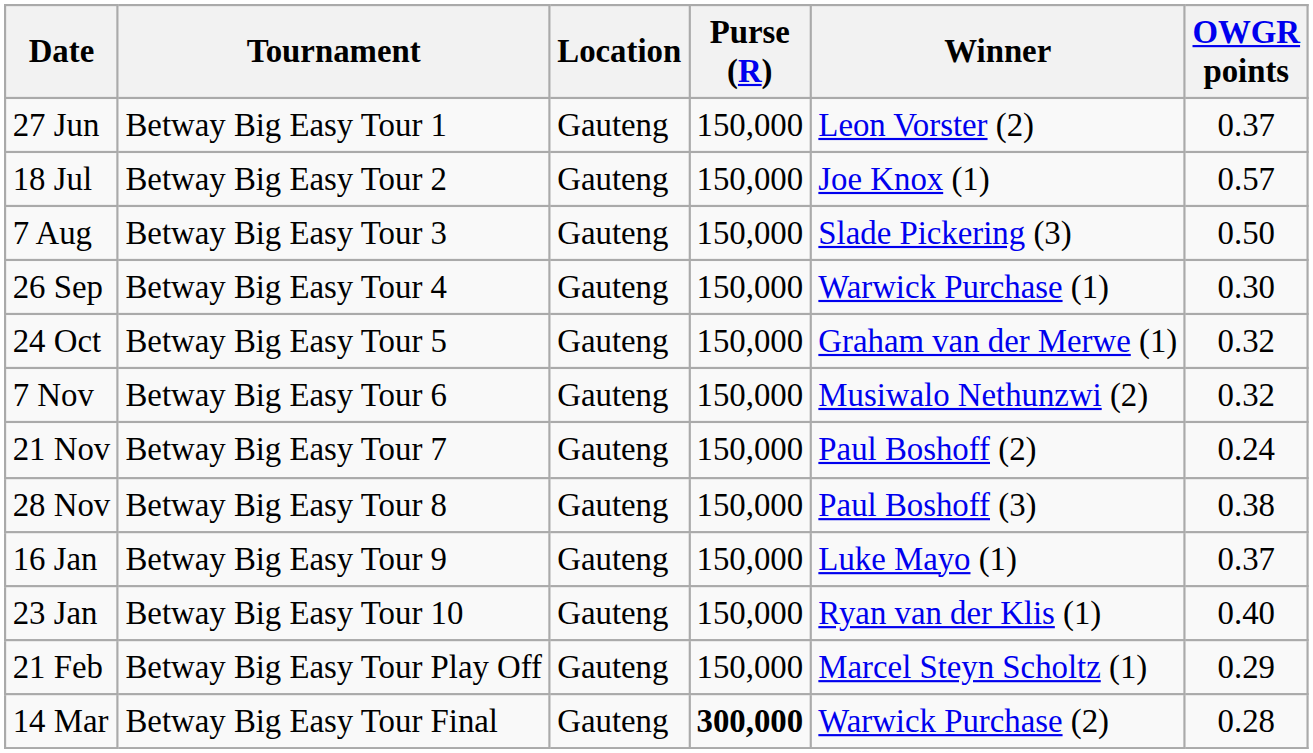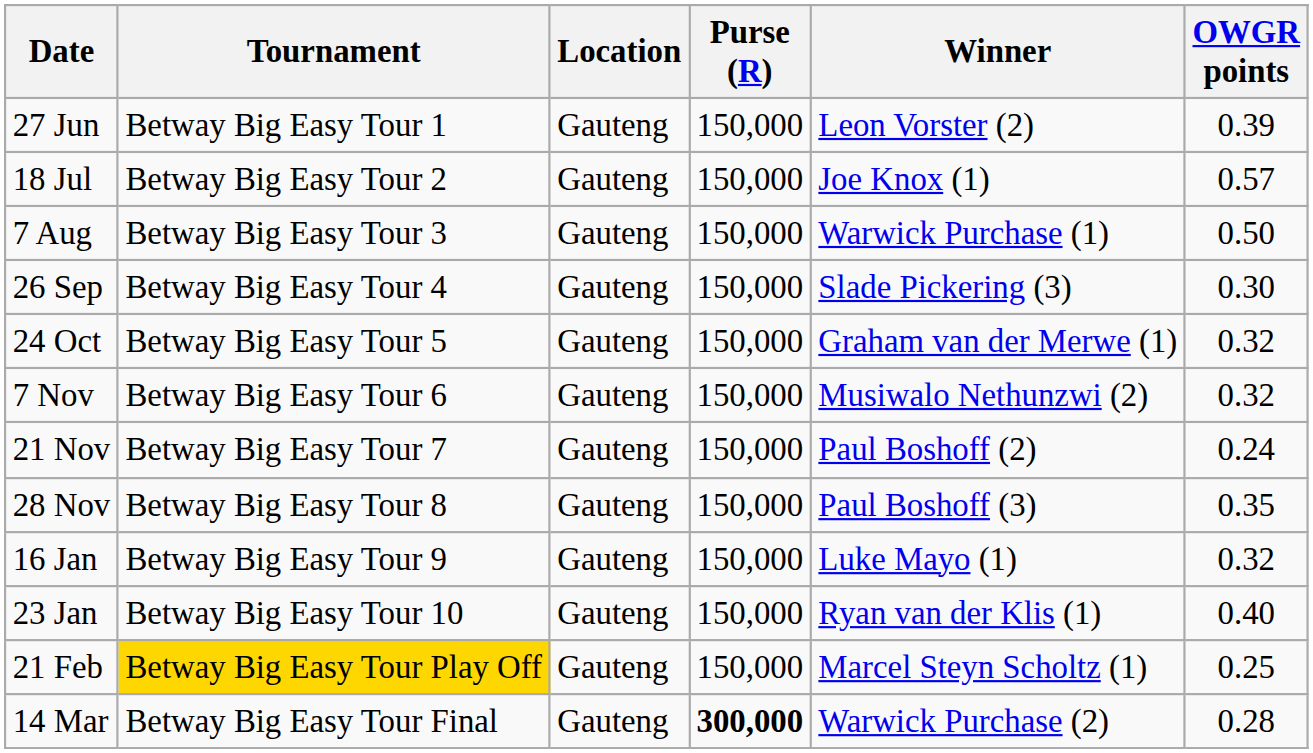(1246, 124) 0.37 -> (1246, 124) 0.39
(945, 233) Slade Pickering (3) -> (964, 233) Warwick Purchase (1)
(964, 287) Warwick Purchase (1) -> (945, 287) Slade Pickering (3)
(1246, 503) 0.38 -> (1246, 503) 0.35
(1246, 557) 0.37 -> (1246, 557) 0.32
(334, 666) no background -> (334, 666) gold background
(1246, 666) 0.29 -> (1246, 666) 0.25
